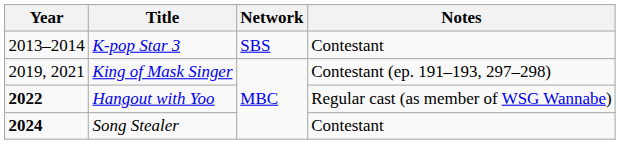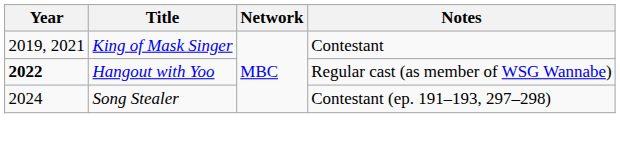- row: (136, 44)
(431, 71) Contestant (ep. 191–193, 297–298) -> (348, 44) Contestant
(25, 125) bold -> (25, 98) normal
(348, 125) Contestant -> (431, 98) Contestant (ep. 191–193, 297–298)
